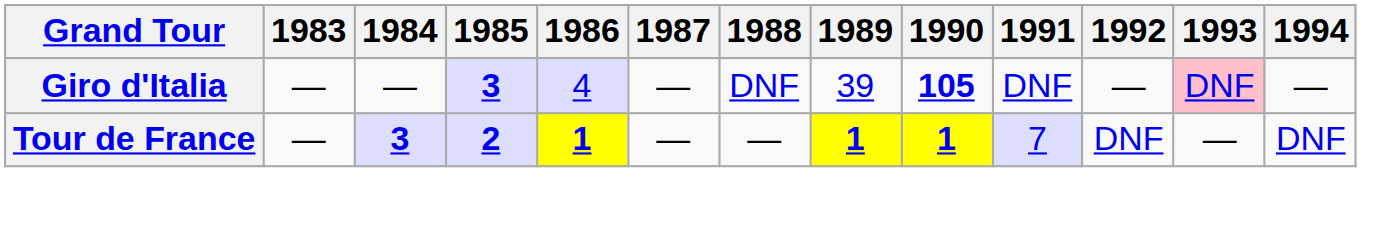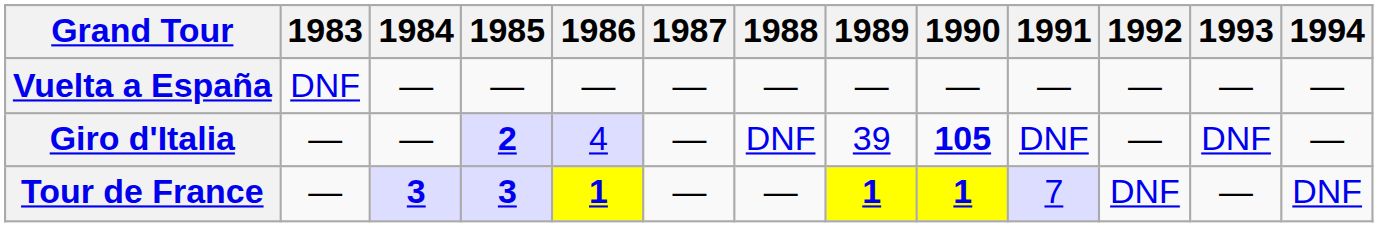+ row: (142, 85)
(491, 85) 3 -> (507, 138) 2
(1220, 85) pink background -> (1236, 138) no background
(491, 138) 2 -> (507, 192) 3
